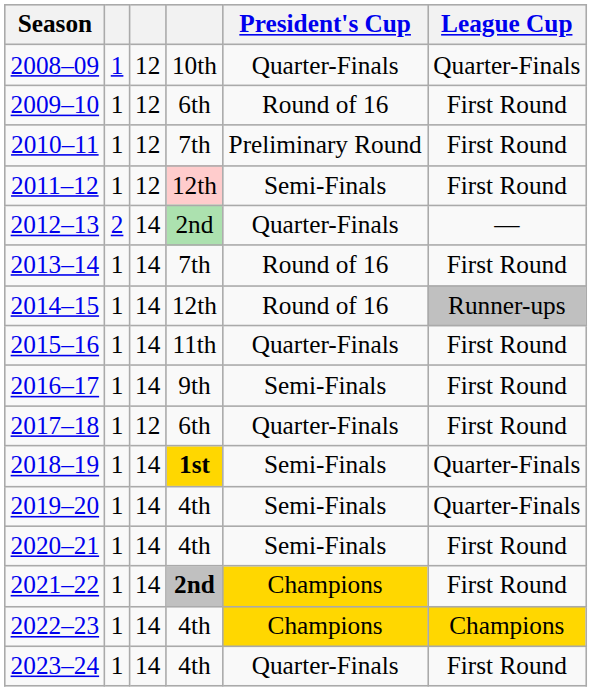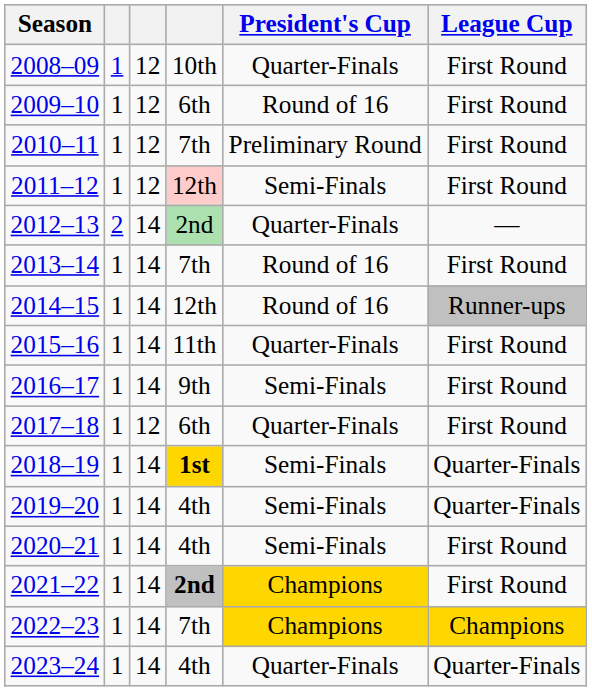(507, 64) Quarter-Finals -> (507, 64) First Round
(194, 625) 4th -> (194, 625) 7th
(507, 666) First Round -> (507, 666) Quarter-Finals
